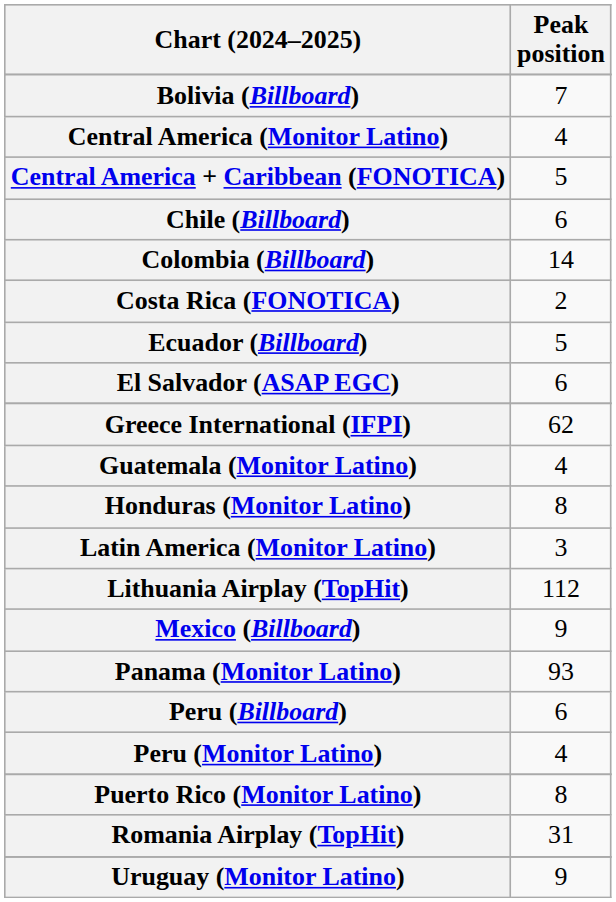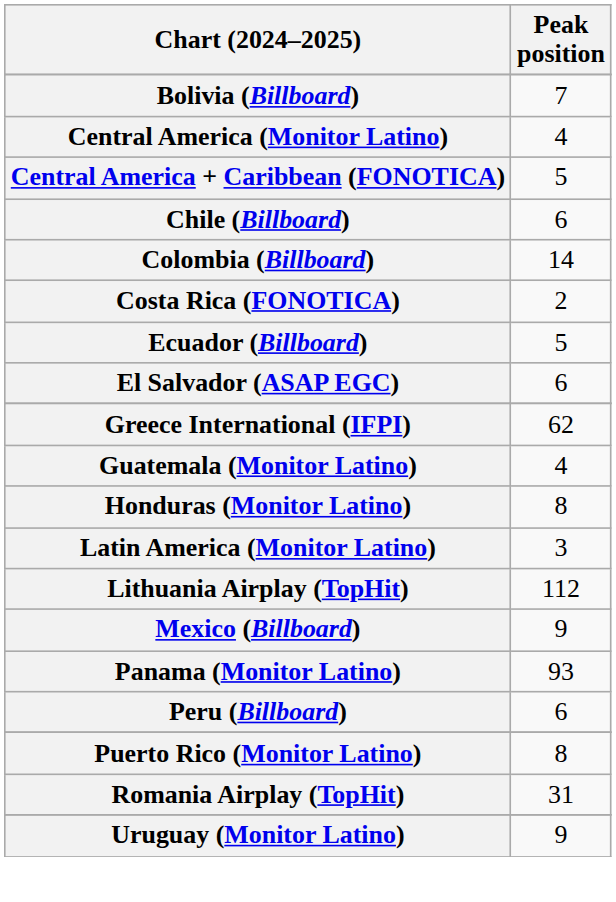- row: (258, 753)
